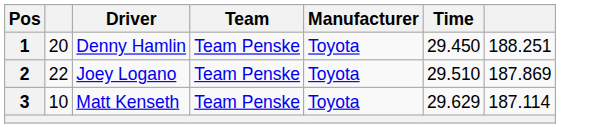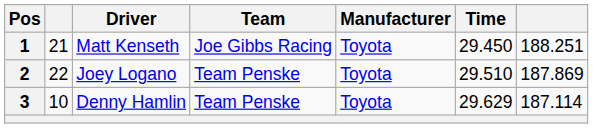(59, 46) 20 -> (59, 46) 21
(131, 46) Denny Hamlin -> (128, 46) Matt Kenseth
(247, 46) Team Penske -> (263, 46) Joe Gibbs Racing
(128, 102) Matt Kenseth -> (131, 102) Denny Hamlin
